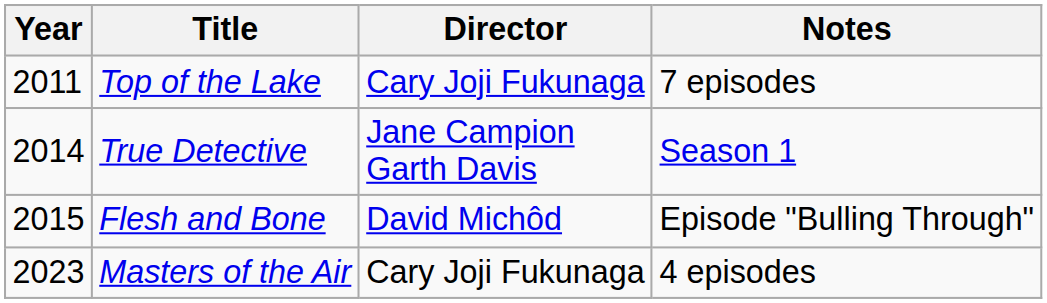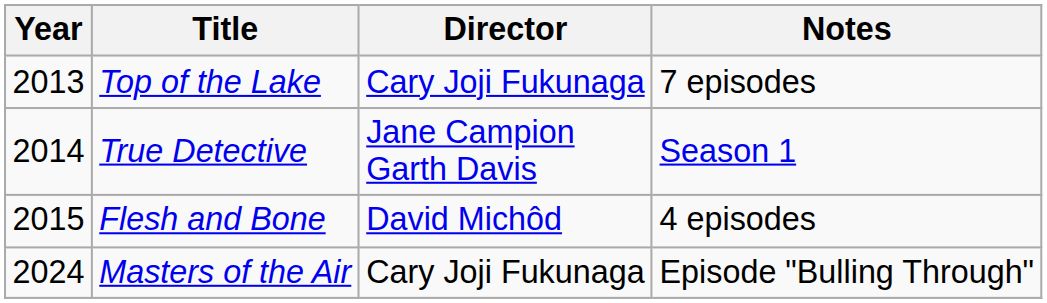(47, 81) 2011 -> (48, 81) 2013
(847, 220) Episode "Bulling Through" -> (738, 220) 4 episodes
(48, 271) 2023 -> (48, 271) 2024
(738, 271) 4 episodes -> (847, 271) Episode "Bulling Through"
